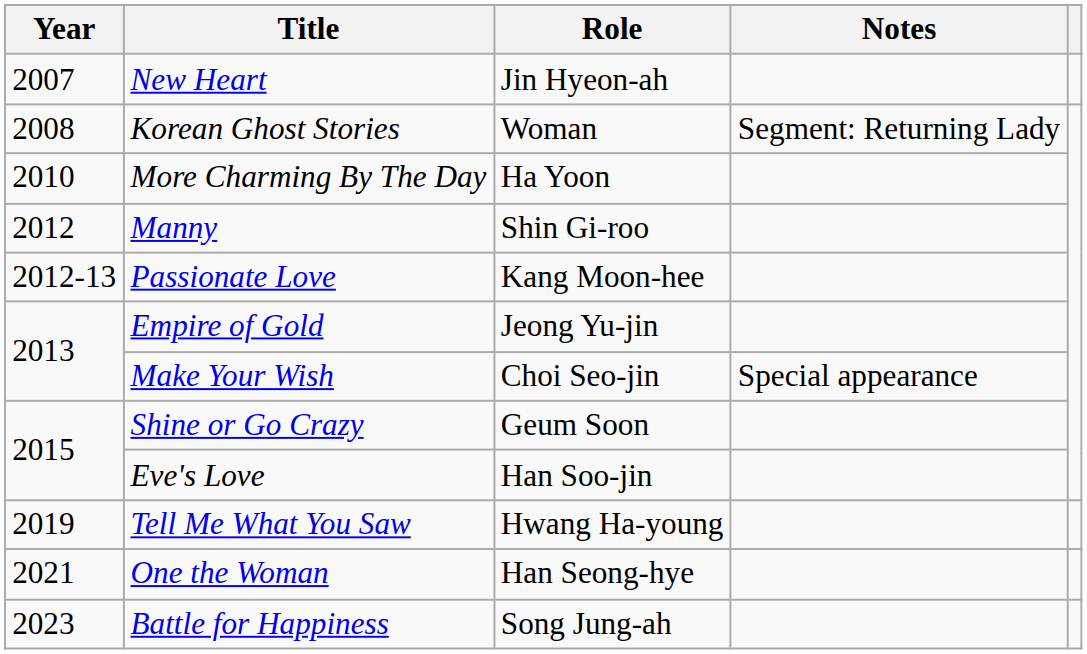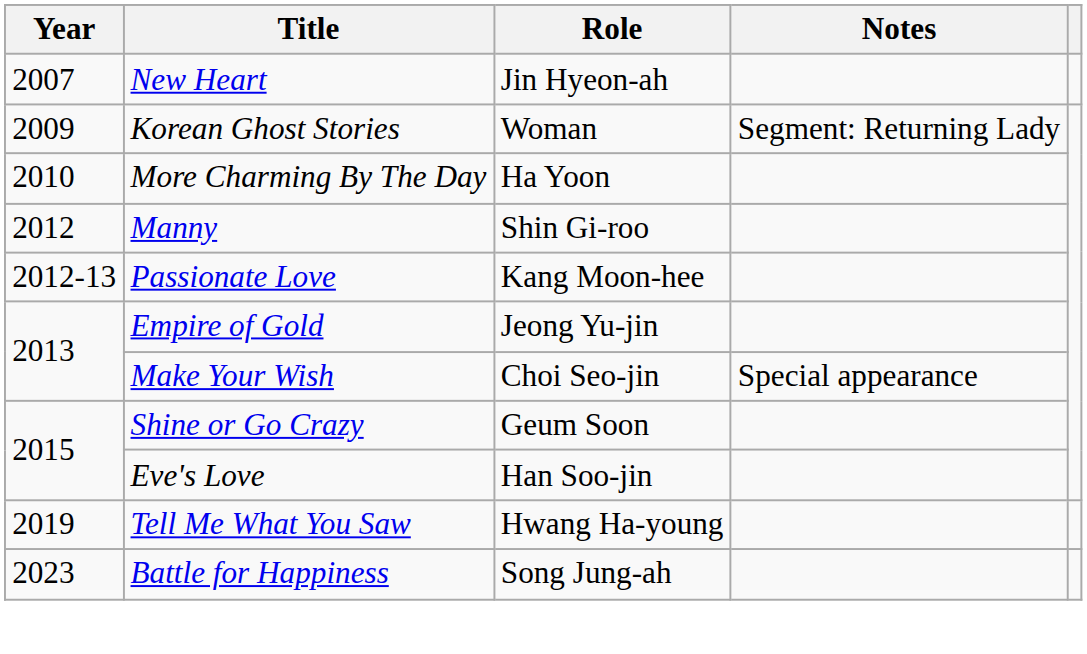(43, 128) 2008 -> (43, 128) 2009
- row: (230, 573)
